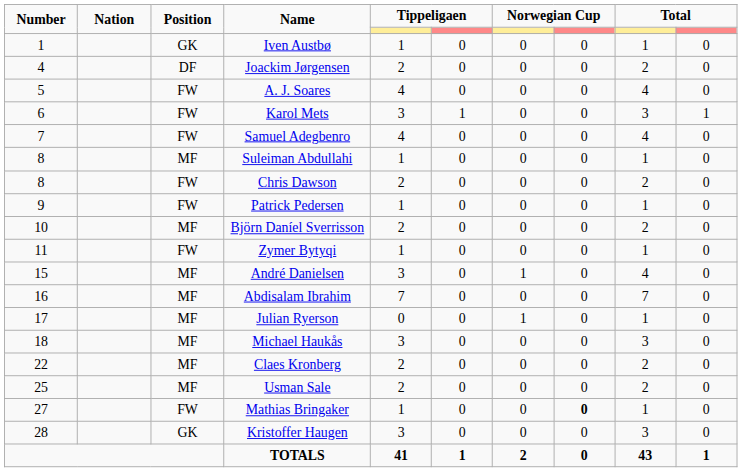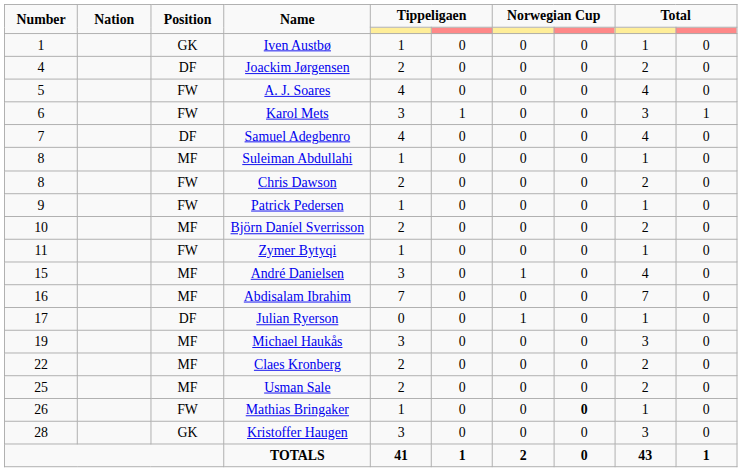(188, 136) FW -> (188, 136) DF
(188, 319) MF -> (188, 319) DF
(41, 341) 18 -> (41, 341) 19
(41, 410) 27 -> (41, 410) 26
